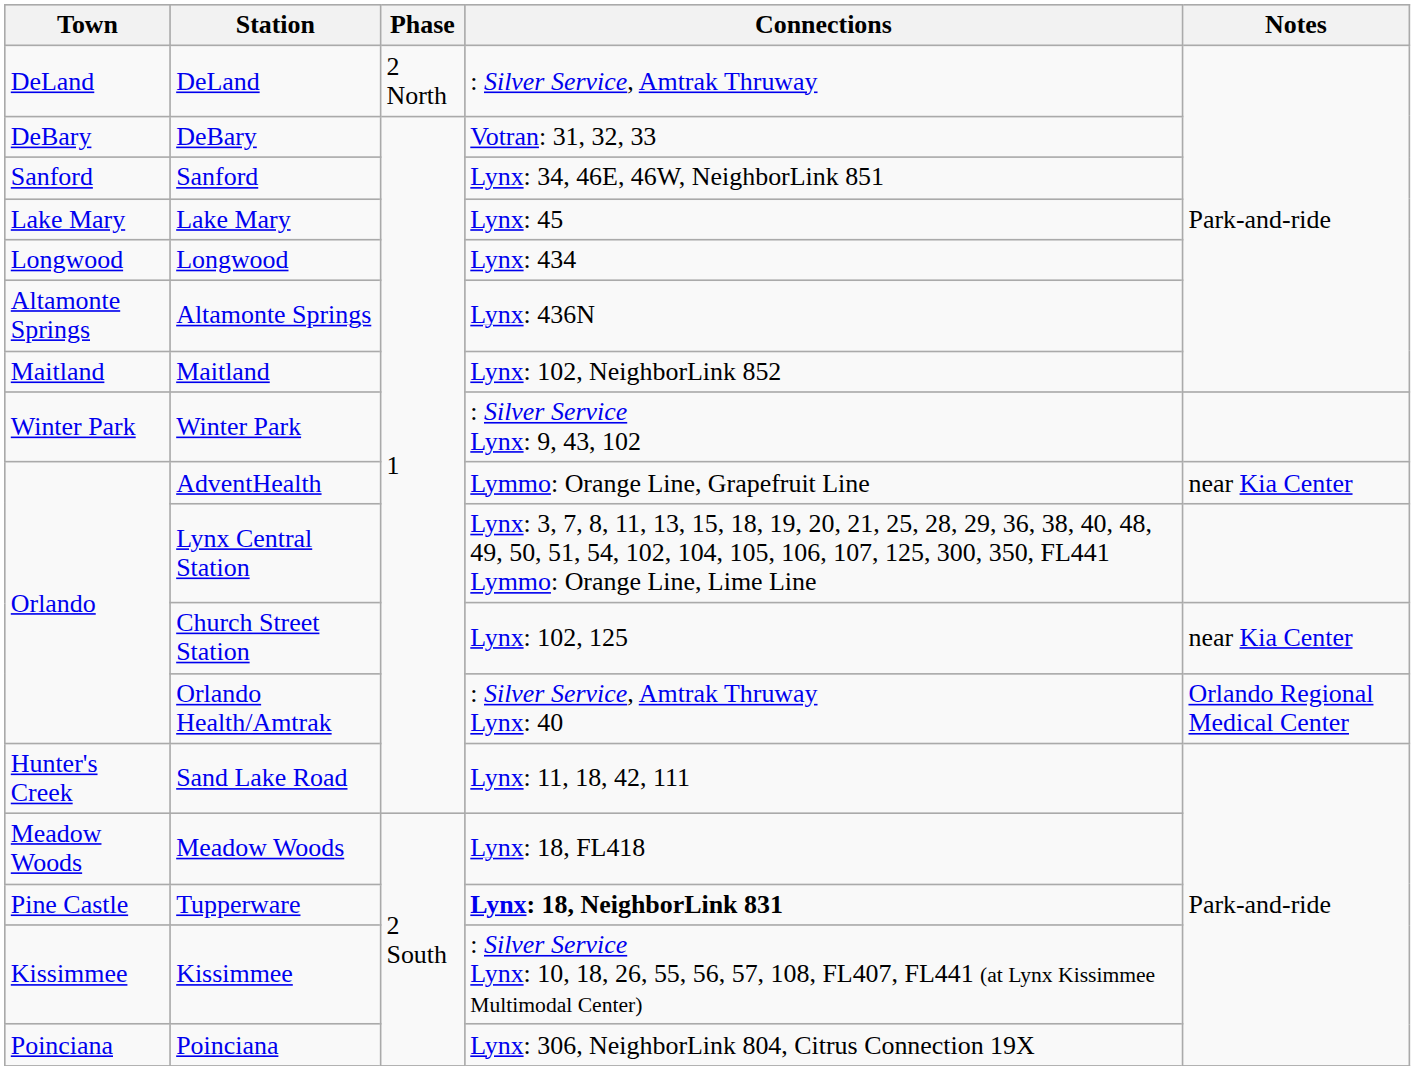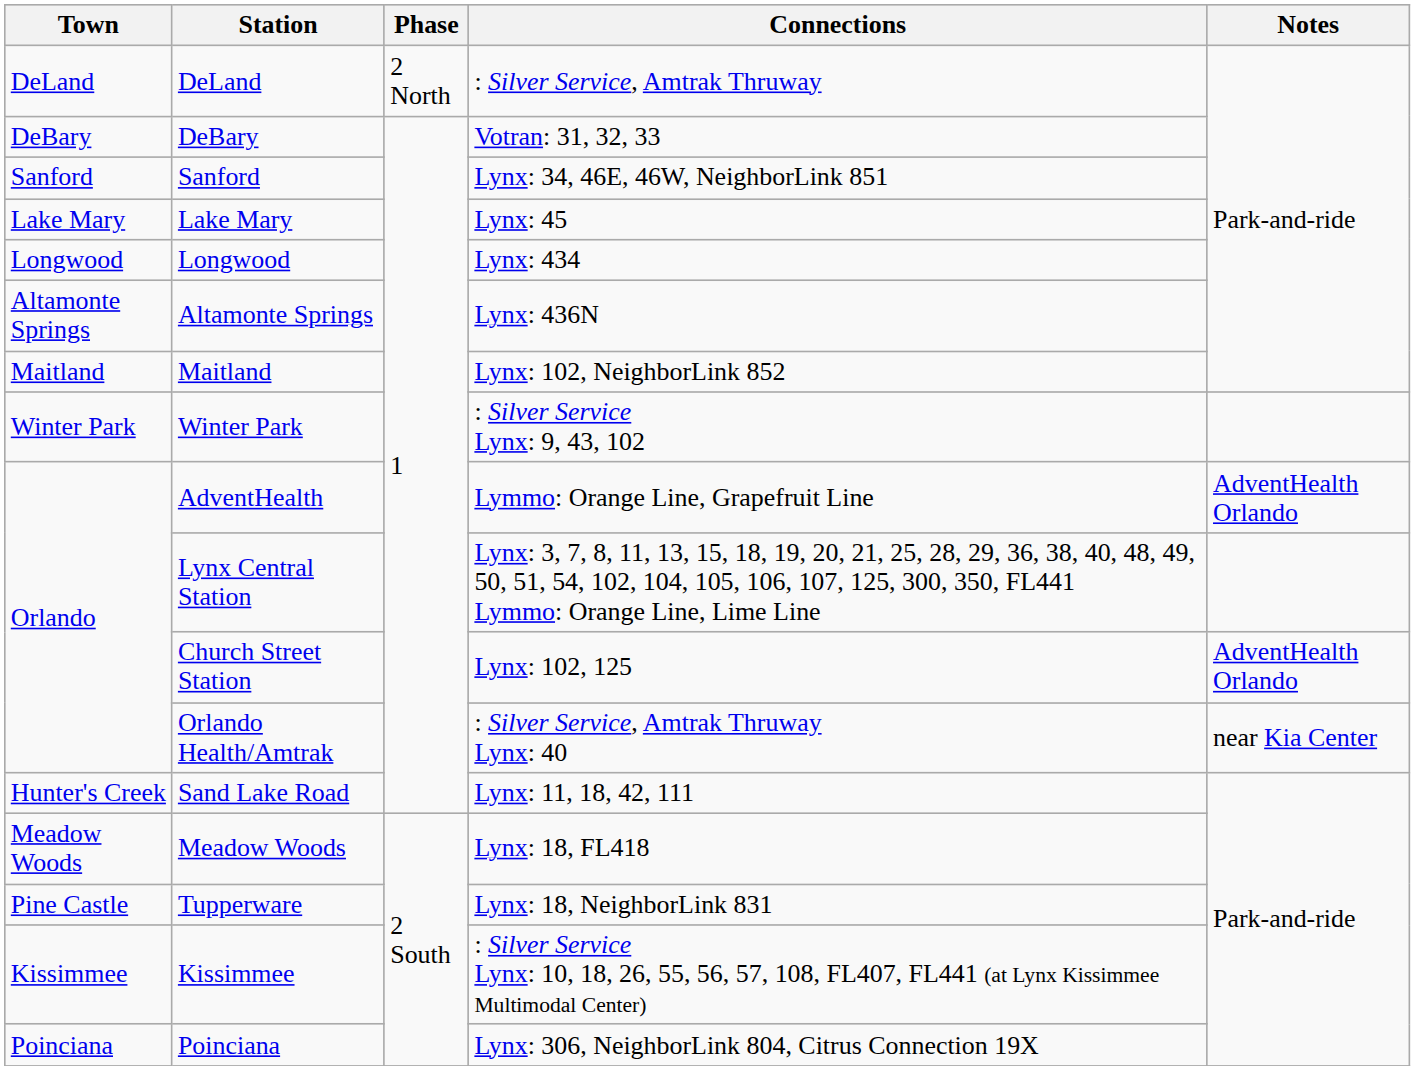(1271, 482) near Kia Center -> (1286, 497) AdventHealth Orlando
(1271, 637) near Kia Center -> (1286, 666) AdventHealth Orlando
(1281, 707) Orlando Regional Medical Center -> (1295, 737) near Kia Center
(627, 904) bold -> (623, 904) normal
